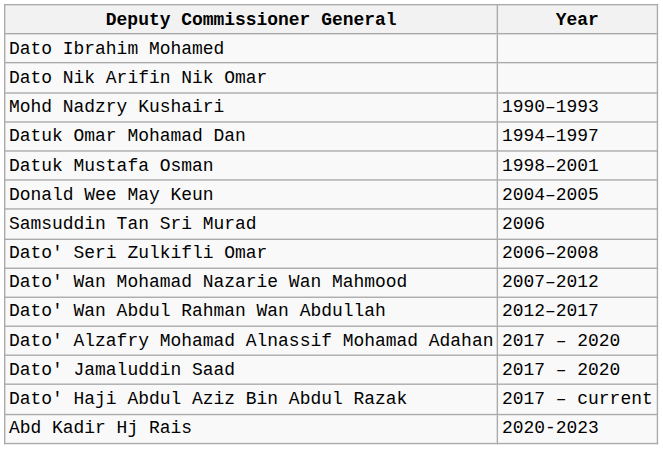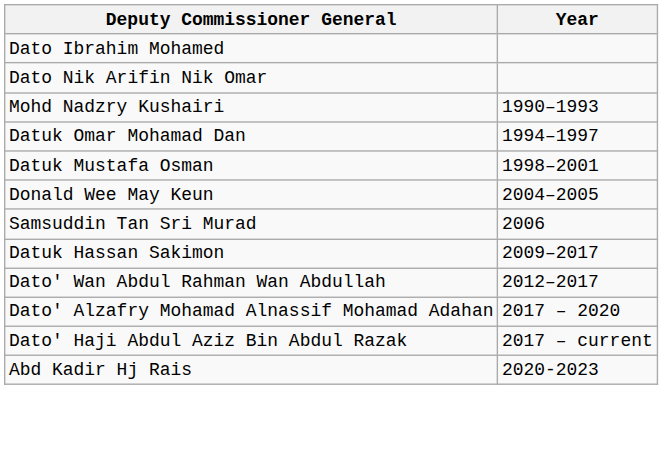- row: (138, 253)
- row: (208, 282)
+ row: (117, 253)
- row: (122, 370)
